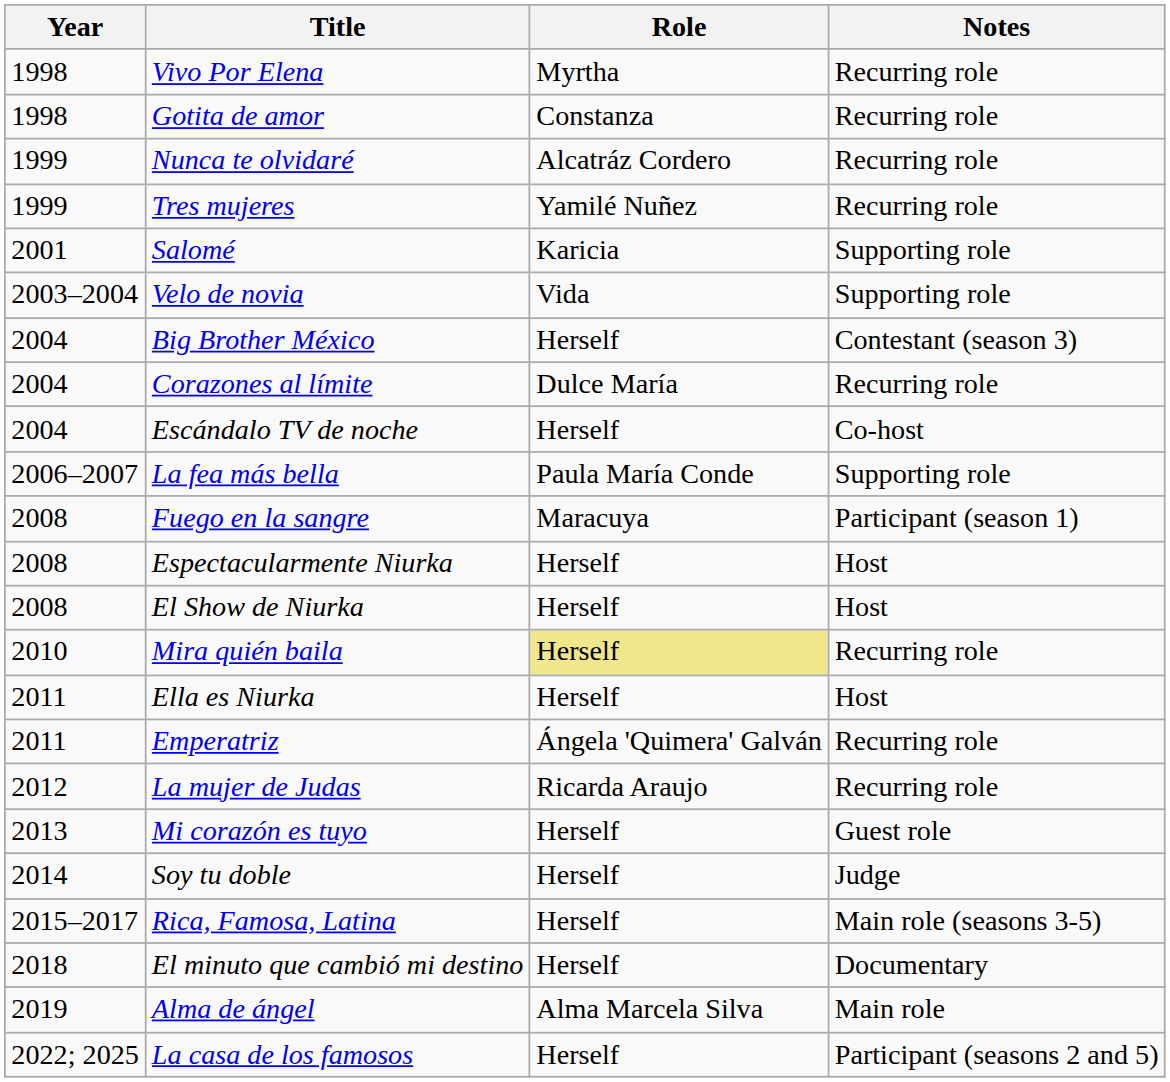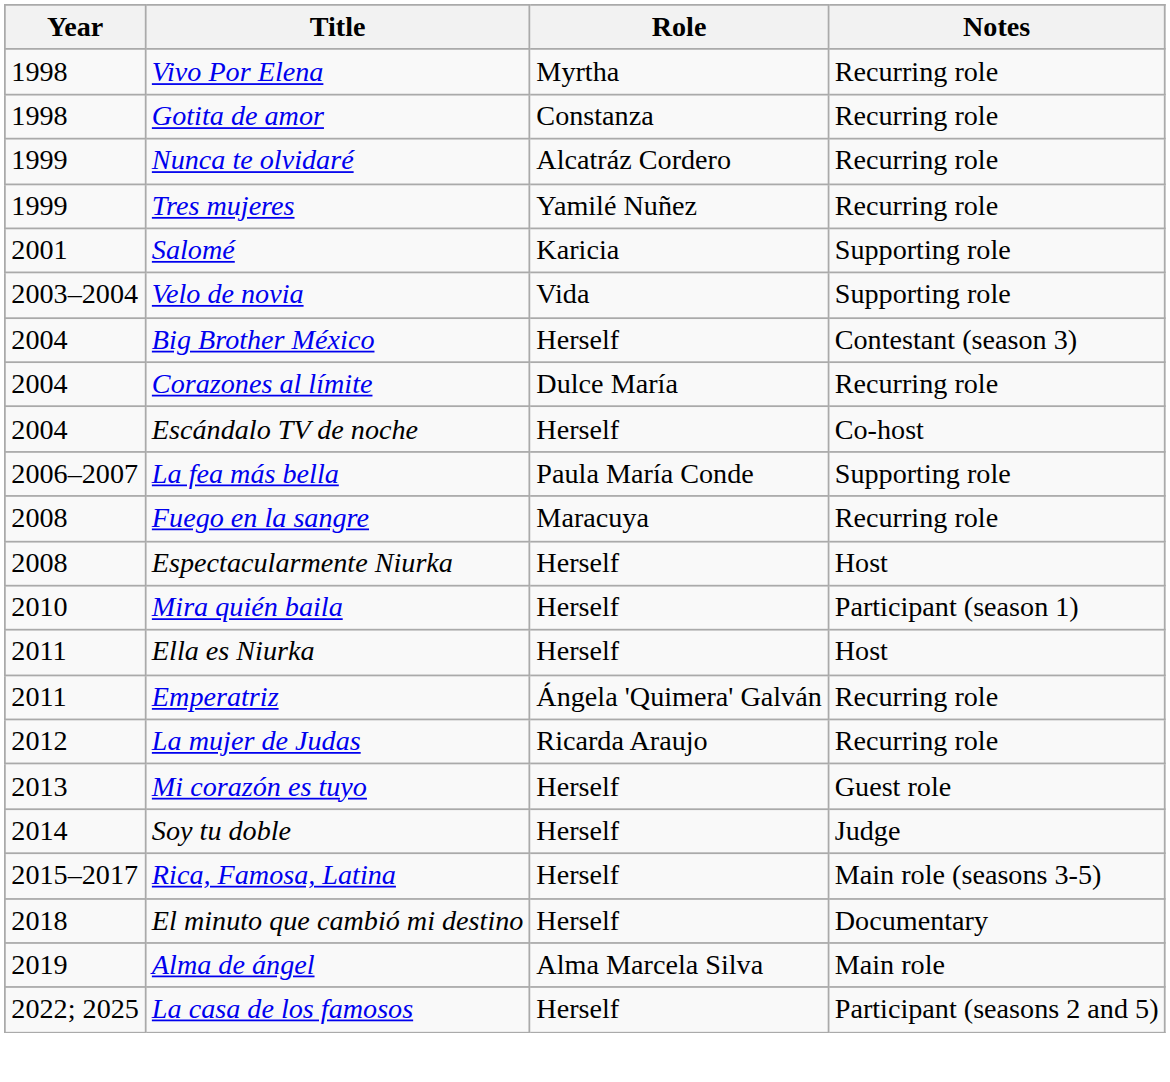(957, 518) Participant (season 1) -> (916, 518) Recurring role
- row: (258, 607)
(578, 652) khaki background -> (578, 607) no background
(916, 652) Recurring role -> (957, 607) Participant (season 1)
